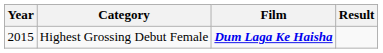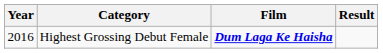(21, 37) 2015 -> (21, 37) 2016
